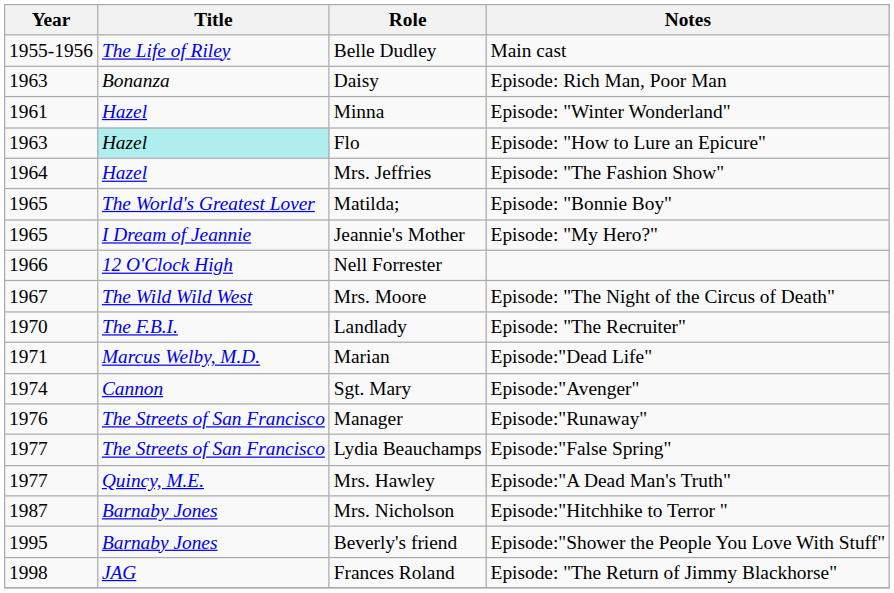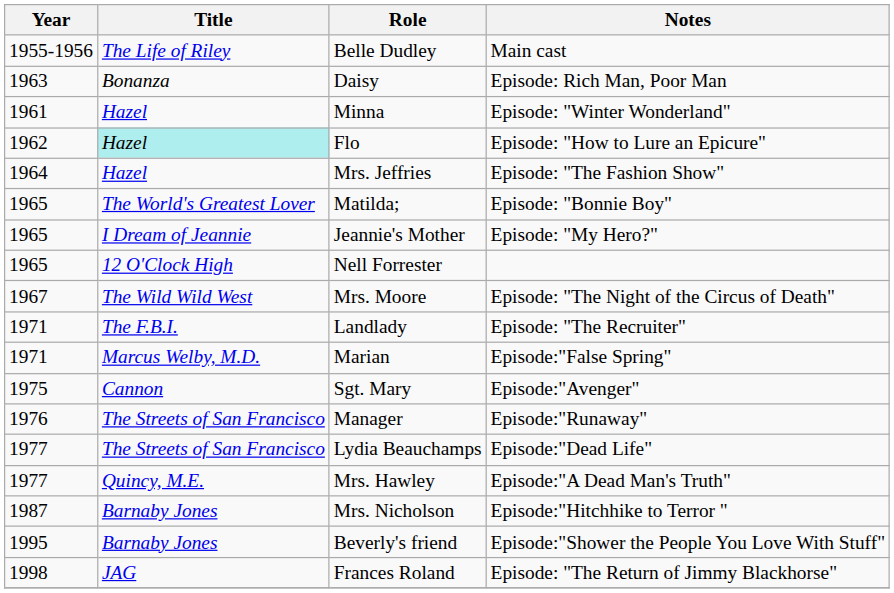(28, 142) 1963 -> (28, 142) 1962
(28, 265) 1966 -> (28, 265) 1965
(28, 326) 1970 -> (28, 326) 1971
(571, 357) Episode:"Dead Life" -> (581, 357) Episode:"False Spring"
(28, 388) 1974 -> (28, 388) 1975
(581, 449) Episode:"False Spring" -> (571, 449) Episode:"Dead Life"
